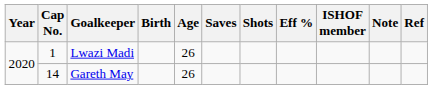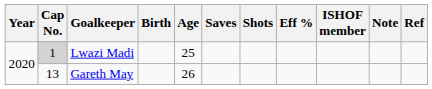(53, 52) no background -> (53, 52) lightgrey background
(188, 52) 26 -> (188, 52) 25
(53, 74) 14 -> (53, 74) 13
